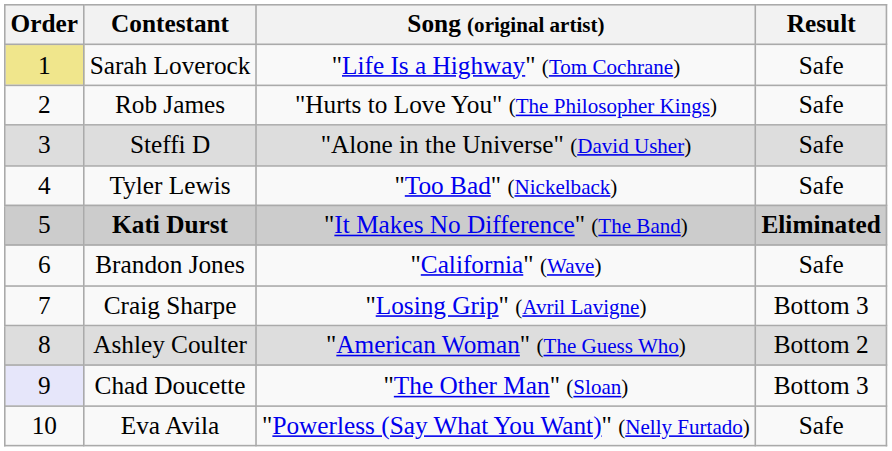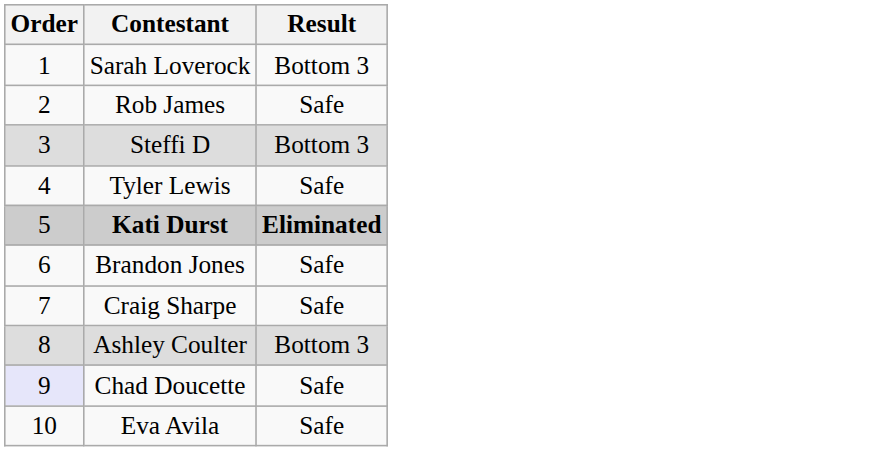- column: (506, 24)
(44, 64) khaki background -> (44, 64) no background
(821, 64) Safe -> (322, 64) Bottom 3
(821, 144) Safe -> (322, 144) Bottom 3
(821, 305) Bottom 3 -> (322, 305) Safe
(821, 345) Bottom 2 -> (322, 345) Bottom 3
(821, 385) Bottom 3 -> (322, 385) Safe
